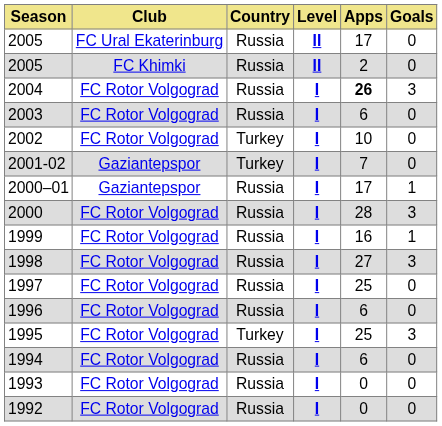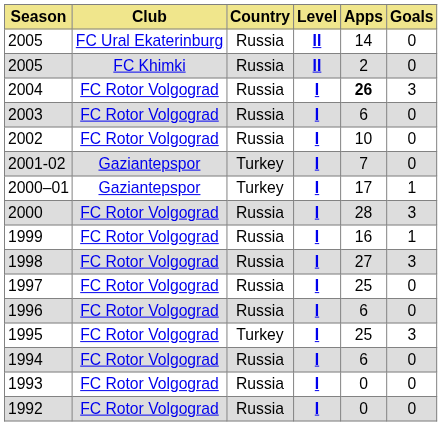(363, 41) 17 -> (363, 41) 14
(260, 139) Turkey -> (260, 139) Russia
(260, 188) Russia -> (260, 188) Turkey
